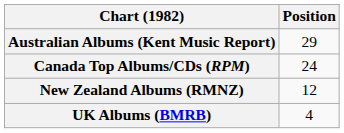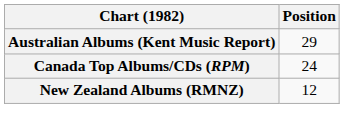- row: (142, 115)
